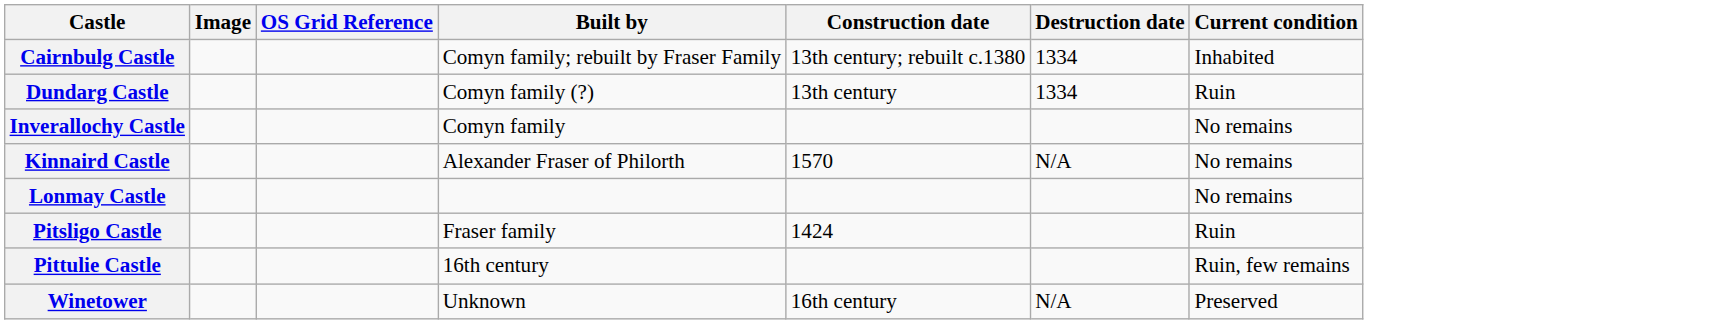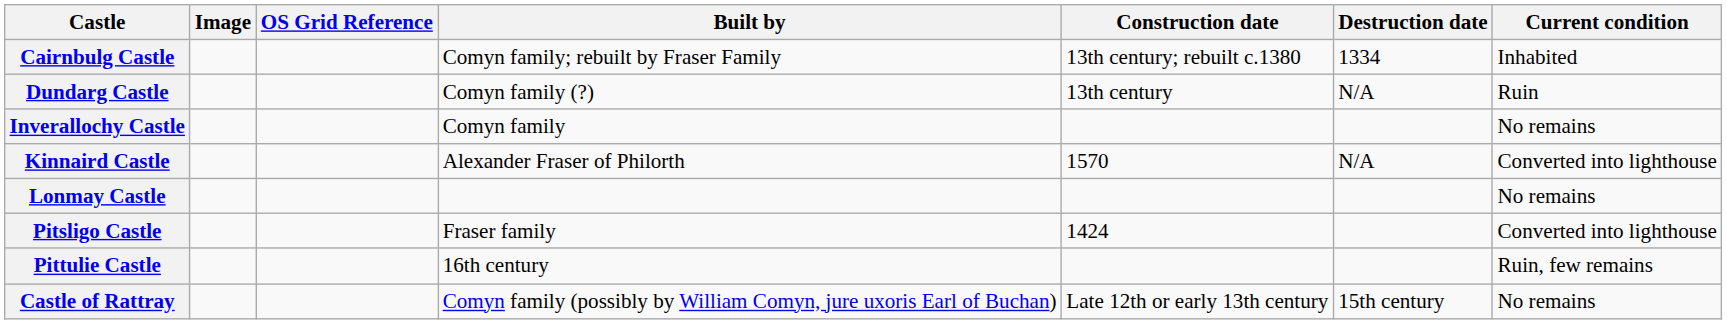(1056, 91) 1334 -> (1356, 91) N/A
(1243, 161) No remains -> (1607, 161) Converted into lighthouse
(1215, 231) Ruin -> (1607, 231) Converted into lighthouse
+ row: (97, 300)
- row: (97, 300)
